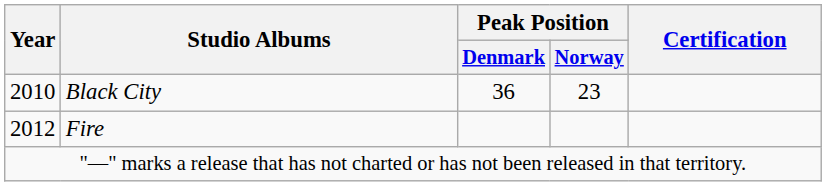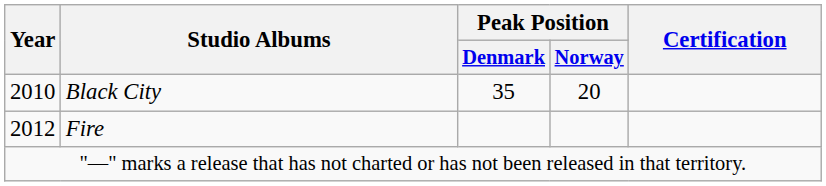(504, 92) 36 -> (504, 92) 35
(589, 92) 23 -> (589, 92) 20
